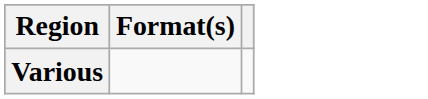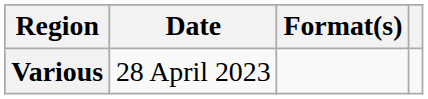+ column: (193, 26)
